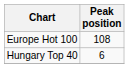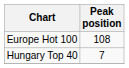(102, 55) 6 -> (102, 55) 7
